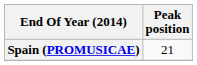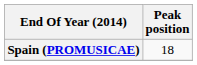(167, 49) 21 -> (167, 49) 18
